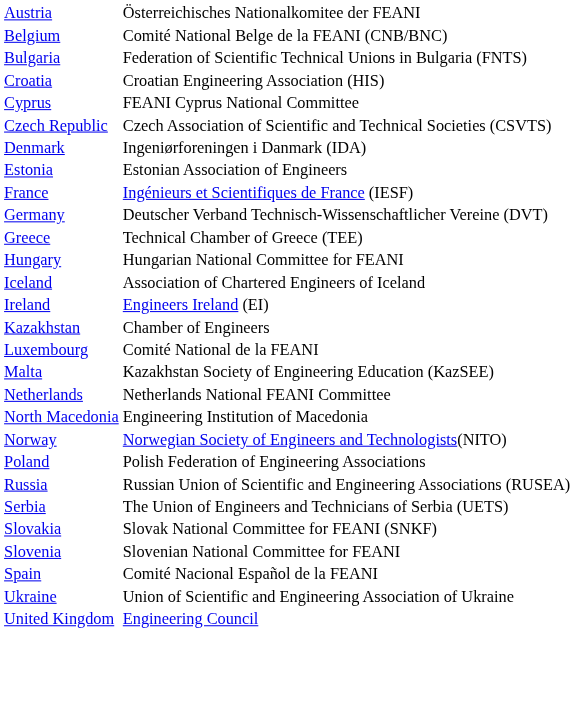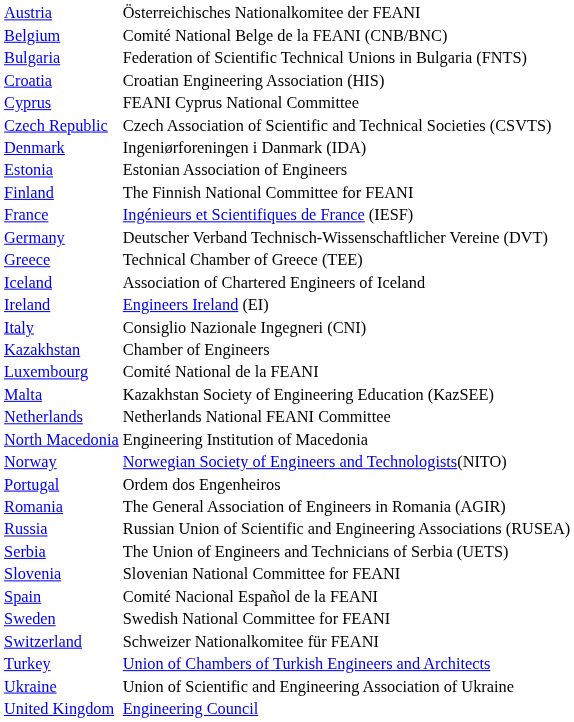+ row: (29, 192)
- row: (33, 260)
+ row: (19, 327)
- row: (27, 462)
+ row: (32, 484)
+ row: (34, 506)
- row: (33, 529)
+ row: (30, 619)
+ row: (43, 641)
+ row: (27, 663)
